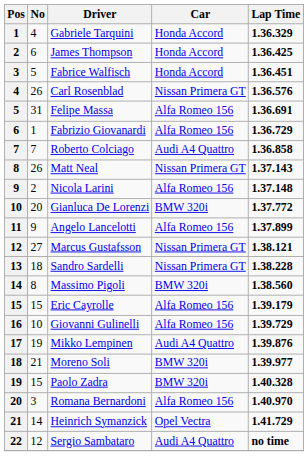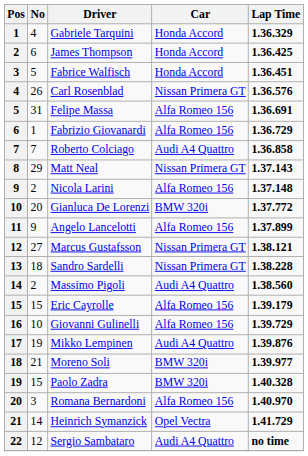(36, 169) 26 -> (36, 169) 29
(33, 285) 8 -> (33, 285) 2
(181, 285) BMW 320i -> (194, 285) Audi A4 Quattro
